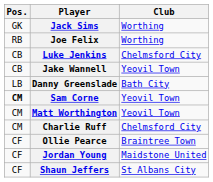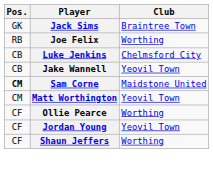(143, 26) Worthing -> (159, 26) Braintree Town
- row: (75, 84)
(151, 98) Yeovil Town -> (164, 84) Maidstone United
- row: (75, 127)
(159, 141) Braintree Town -> (143, 112) Worthing
(164, 156) Maidstone United -> (151, 127) Yeovil Town
(159, 170) St Albans City -> (143, 141) Worthing
